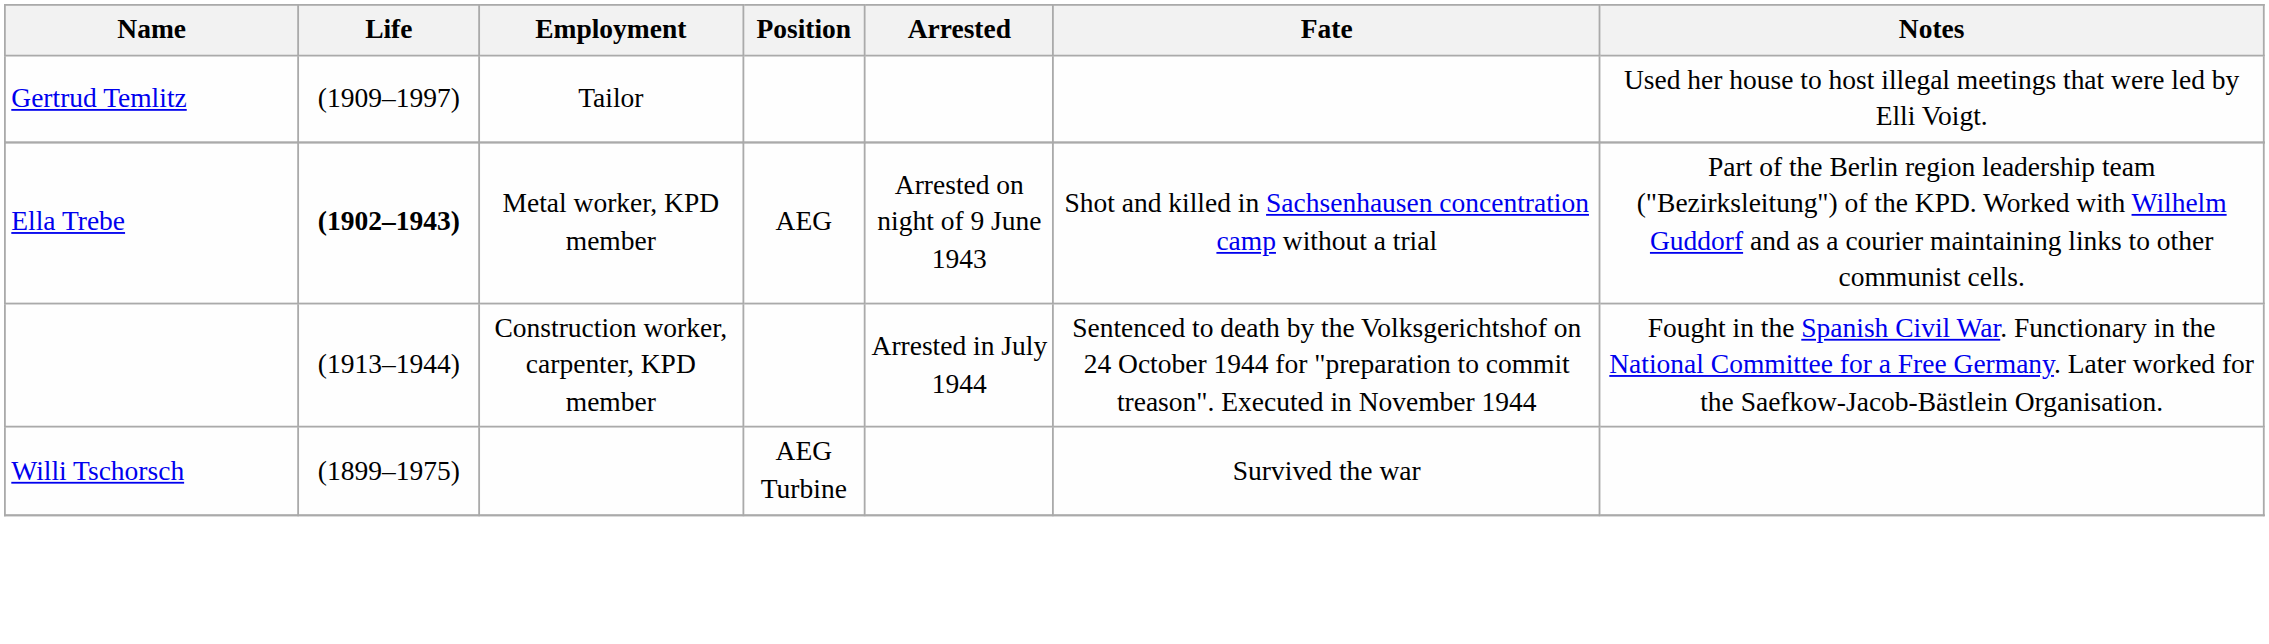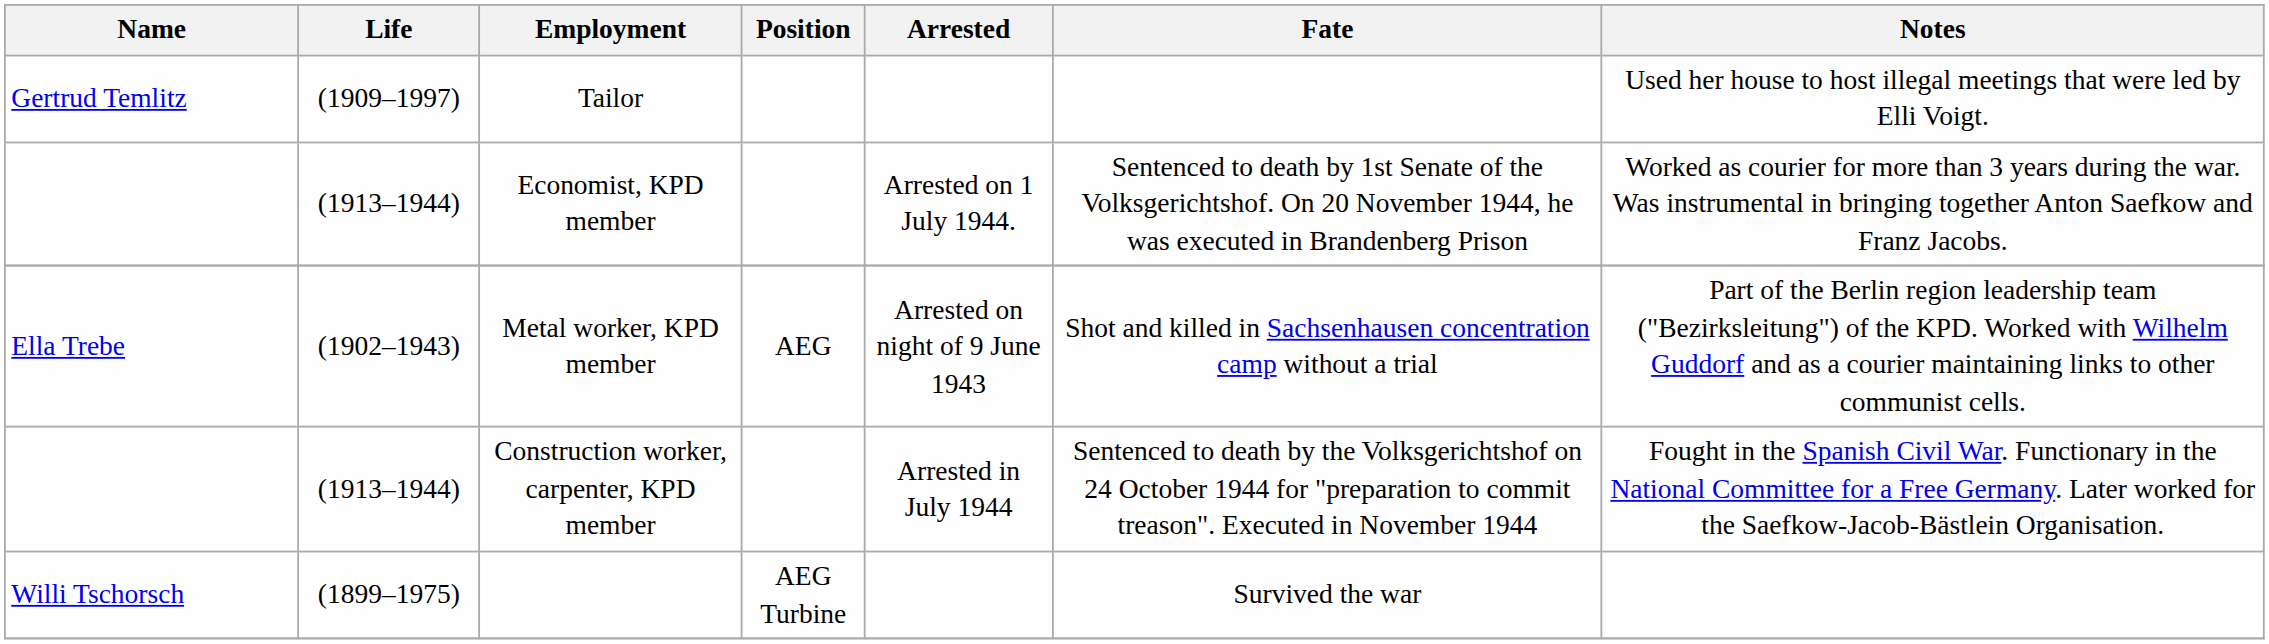+ row: (152, 204)
(389, 221) bold -> (389, 346) normal
